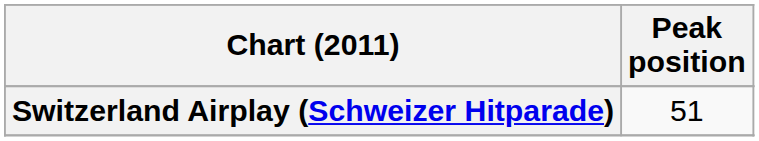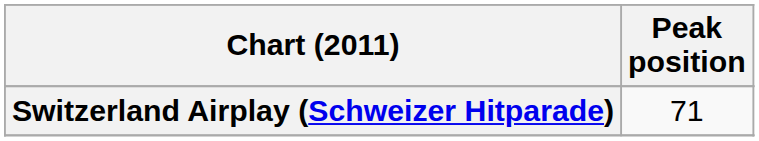(687, 110) 51 -> (687, 110) 71
